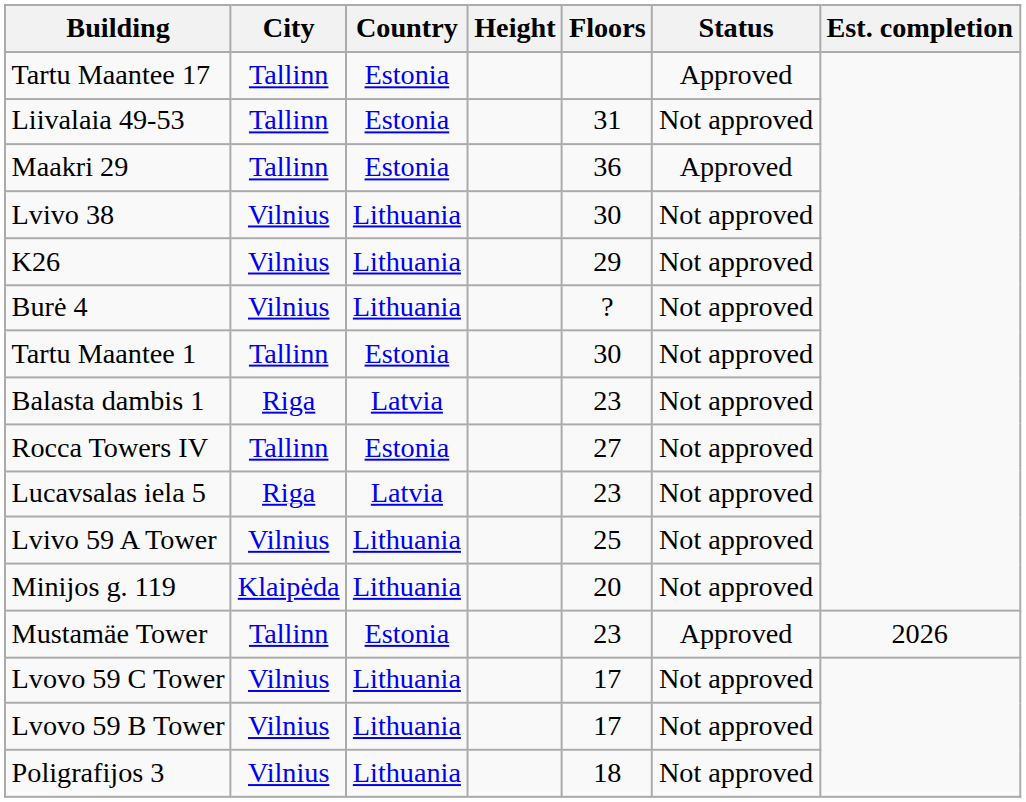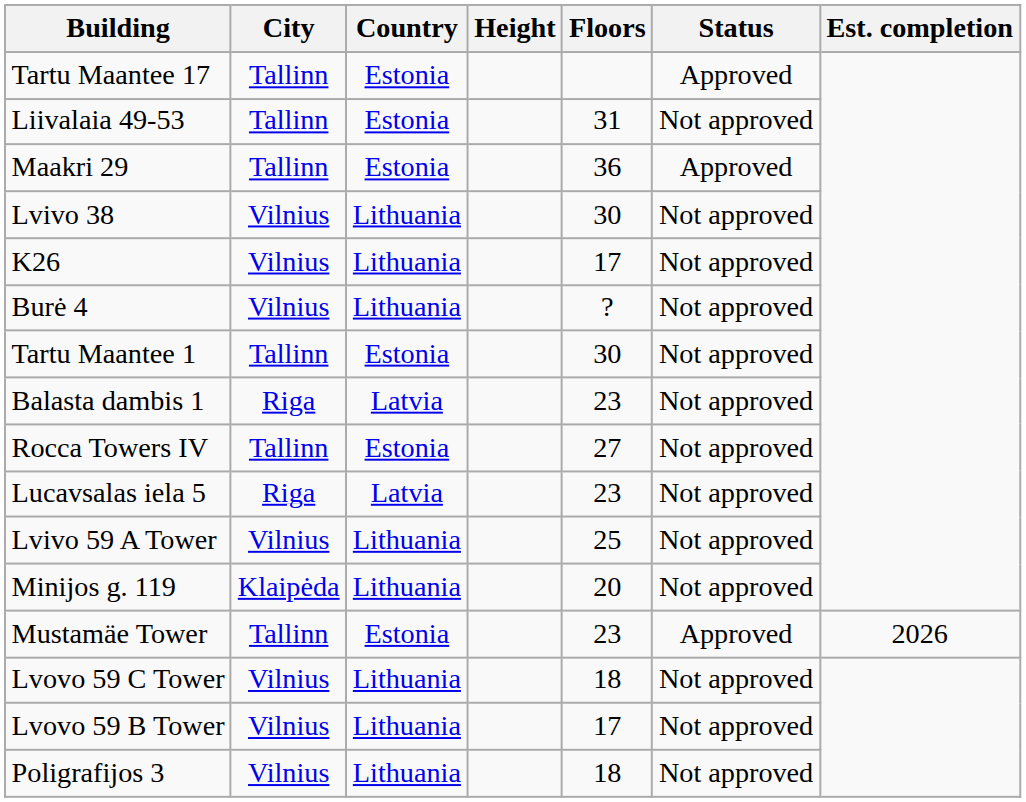(607, 260) 29 -> (607, 260) 17
(607, 679) 17 -> (607, 679) 18
